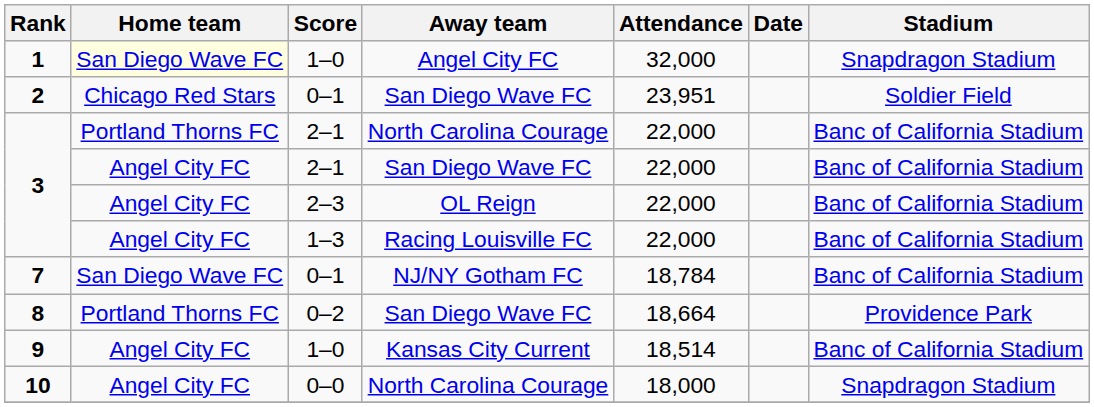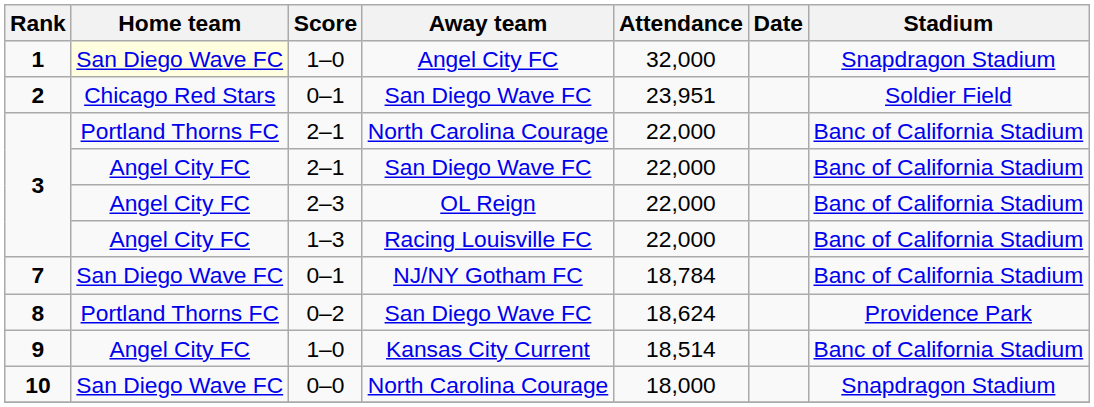(681, 312) 18,664 -> (681, 312) 18,624
(180, 384) Angel City FC -> (180, 384) San Diego Wave FC
